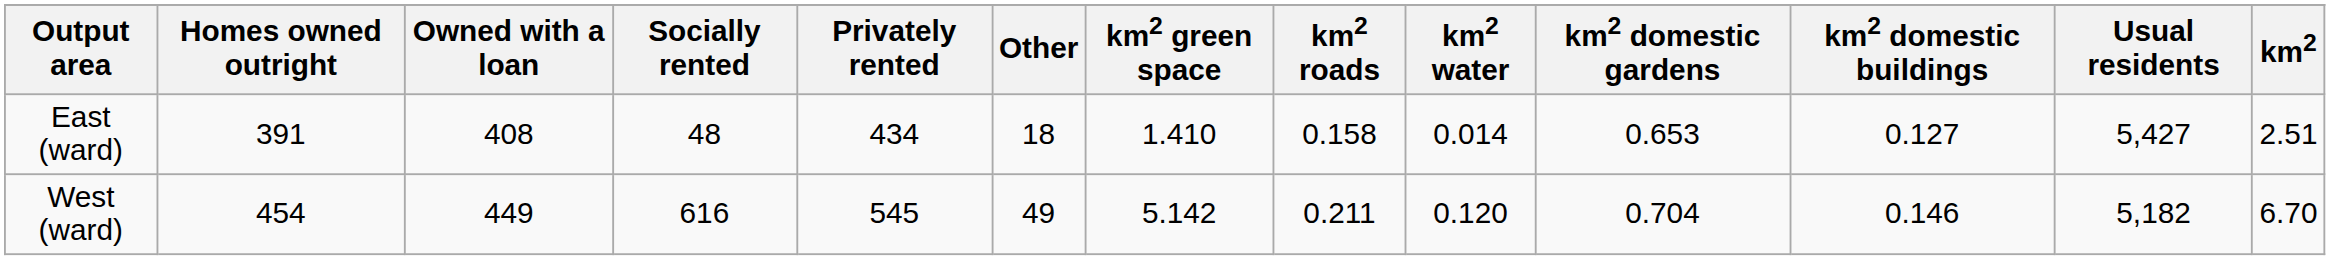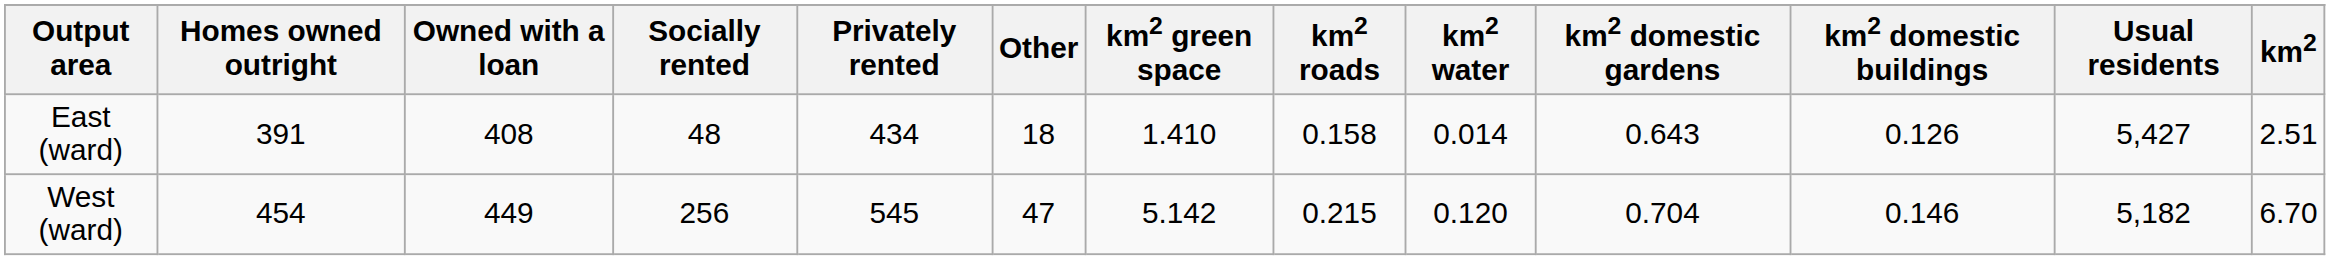(1662, 133) 0.653 -> (1662, 133) 0.643
(1922, 133) 0.127 -> (1922, 133) 0.126
(704, 214) 616 -> (704, 214) 256
(1039, 214) 49 -> (1039, 214) 47
(1339, 214) 0.211 -> (1339, 214) 0.215
